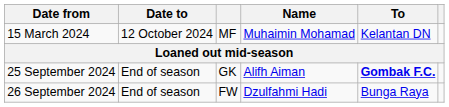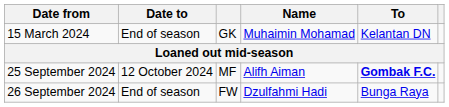(167, 33) 12 October 2024 -> (161, 33) End of season
(227, 33) MF -> (227, 33) GK
(161, 72) End of season -> (167, 72) 12 October 2024
(227, 72) GK -> (227, 72) MF
